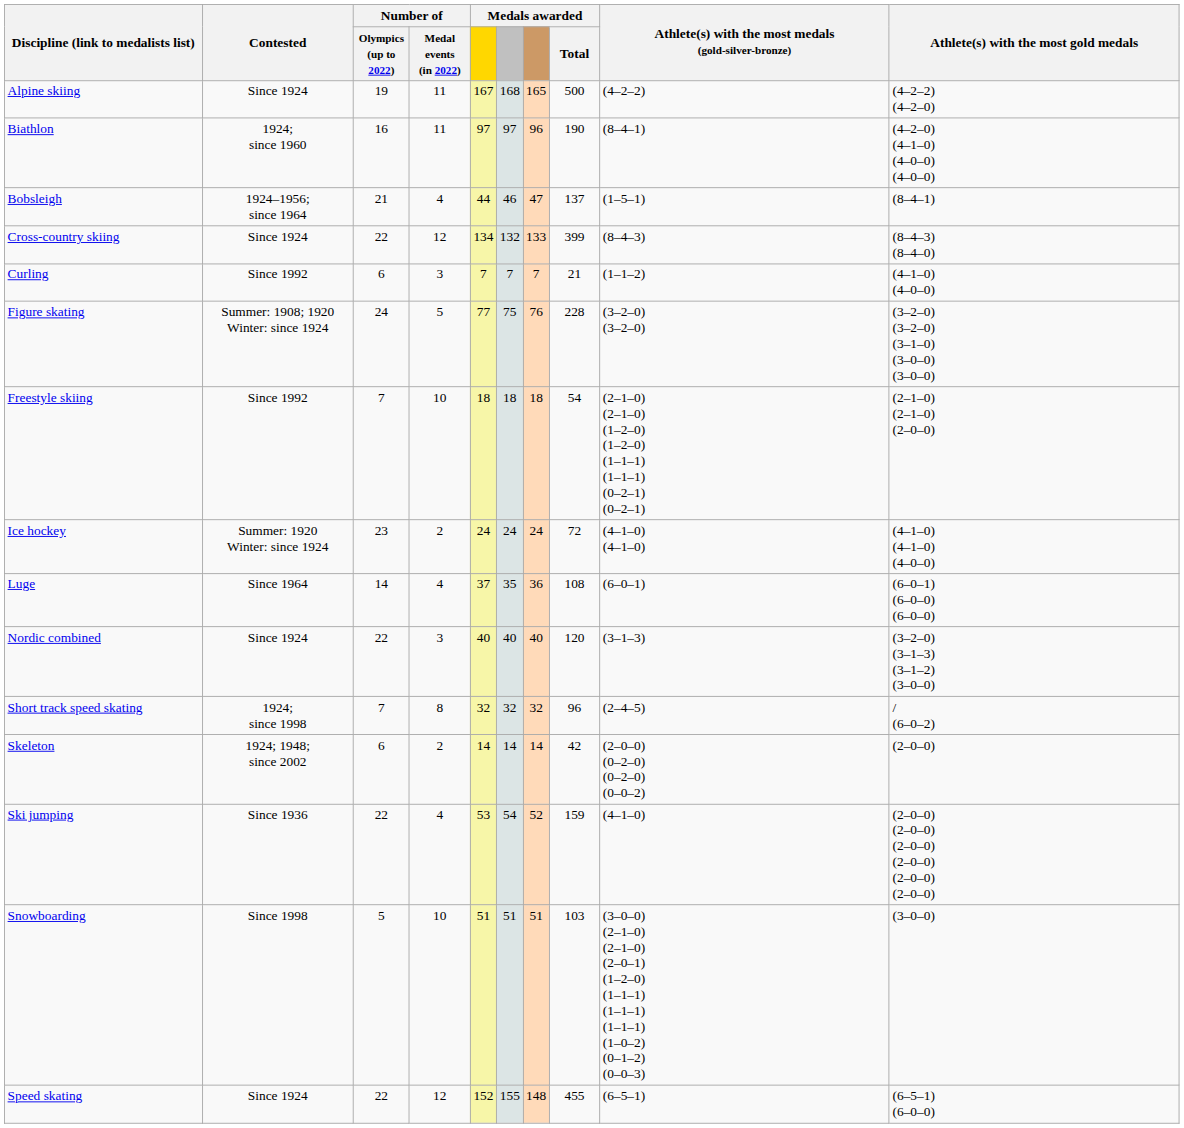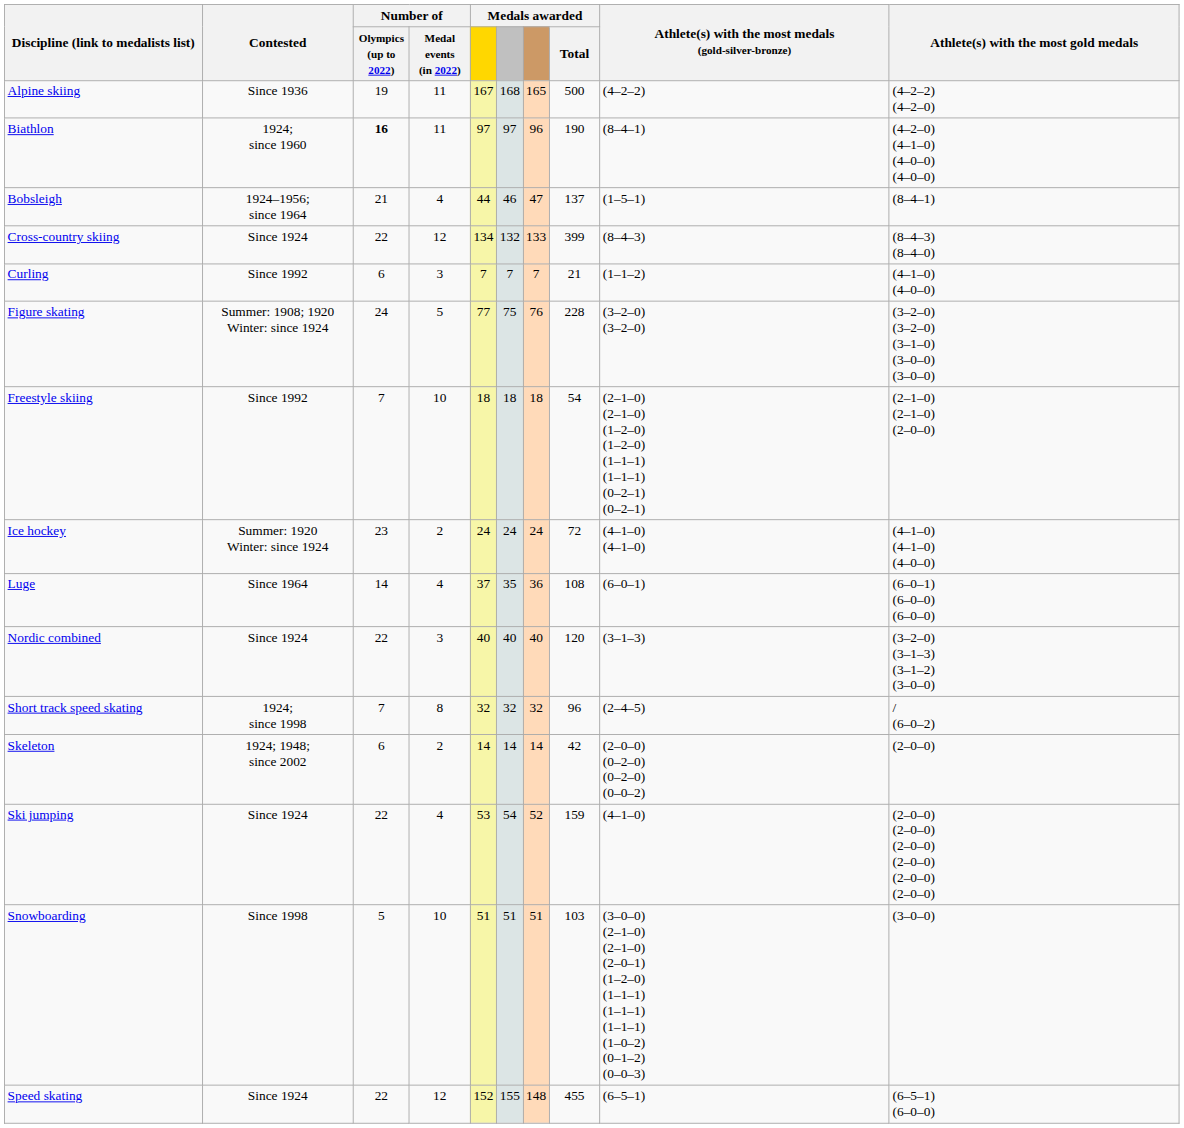(278, 91) Since 1924 -> (278, 91) Since 1936
(381, 129) normal -> (381, 129) bold
(278, 815) Since 1936 -> (278, 815) Since 1924
